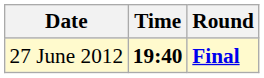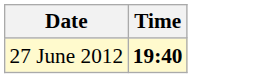- column: (223, 21)
